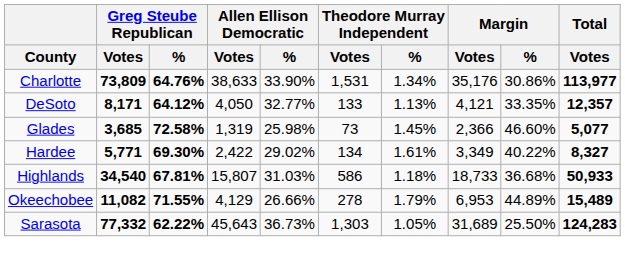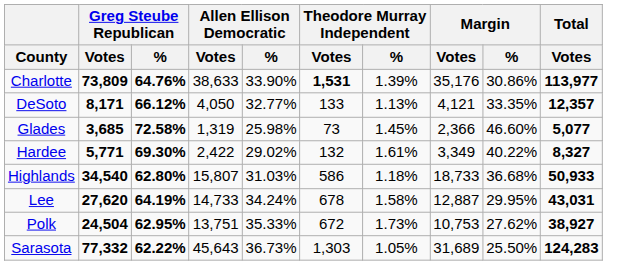(350, 81) normal -> (332, 81) bold
(415, 81) 1.34% -> (396, 81) 1.39%
(179, 104) 64.12% -> (160, 104) 66.12%
(350, 152) 134 -> (332, 152) 132
(179, 176) 67.81% -> (160, 176) 62.80%
+ row: (41, 200)
- row: (51, 200)
+ row: (41, 224)
